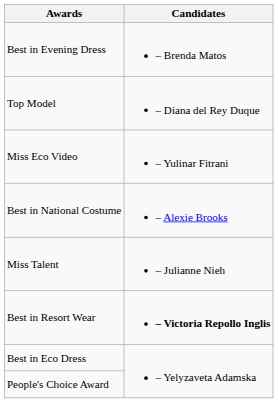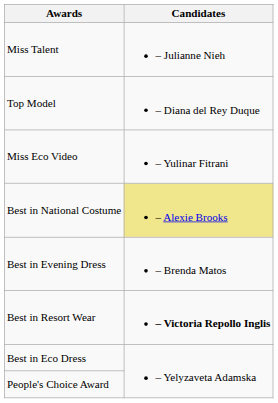rows swapped: (56, 49) <-> (33, 264)
(198, 217) no background -> (198, 217) khaki background
